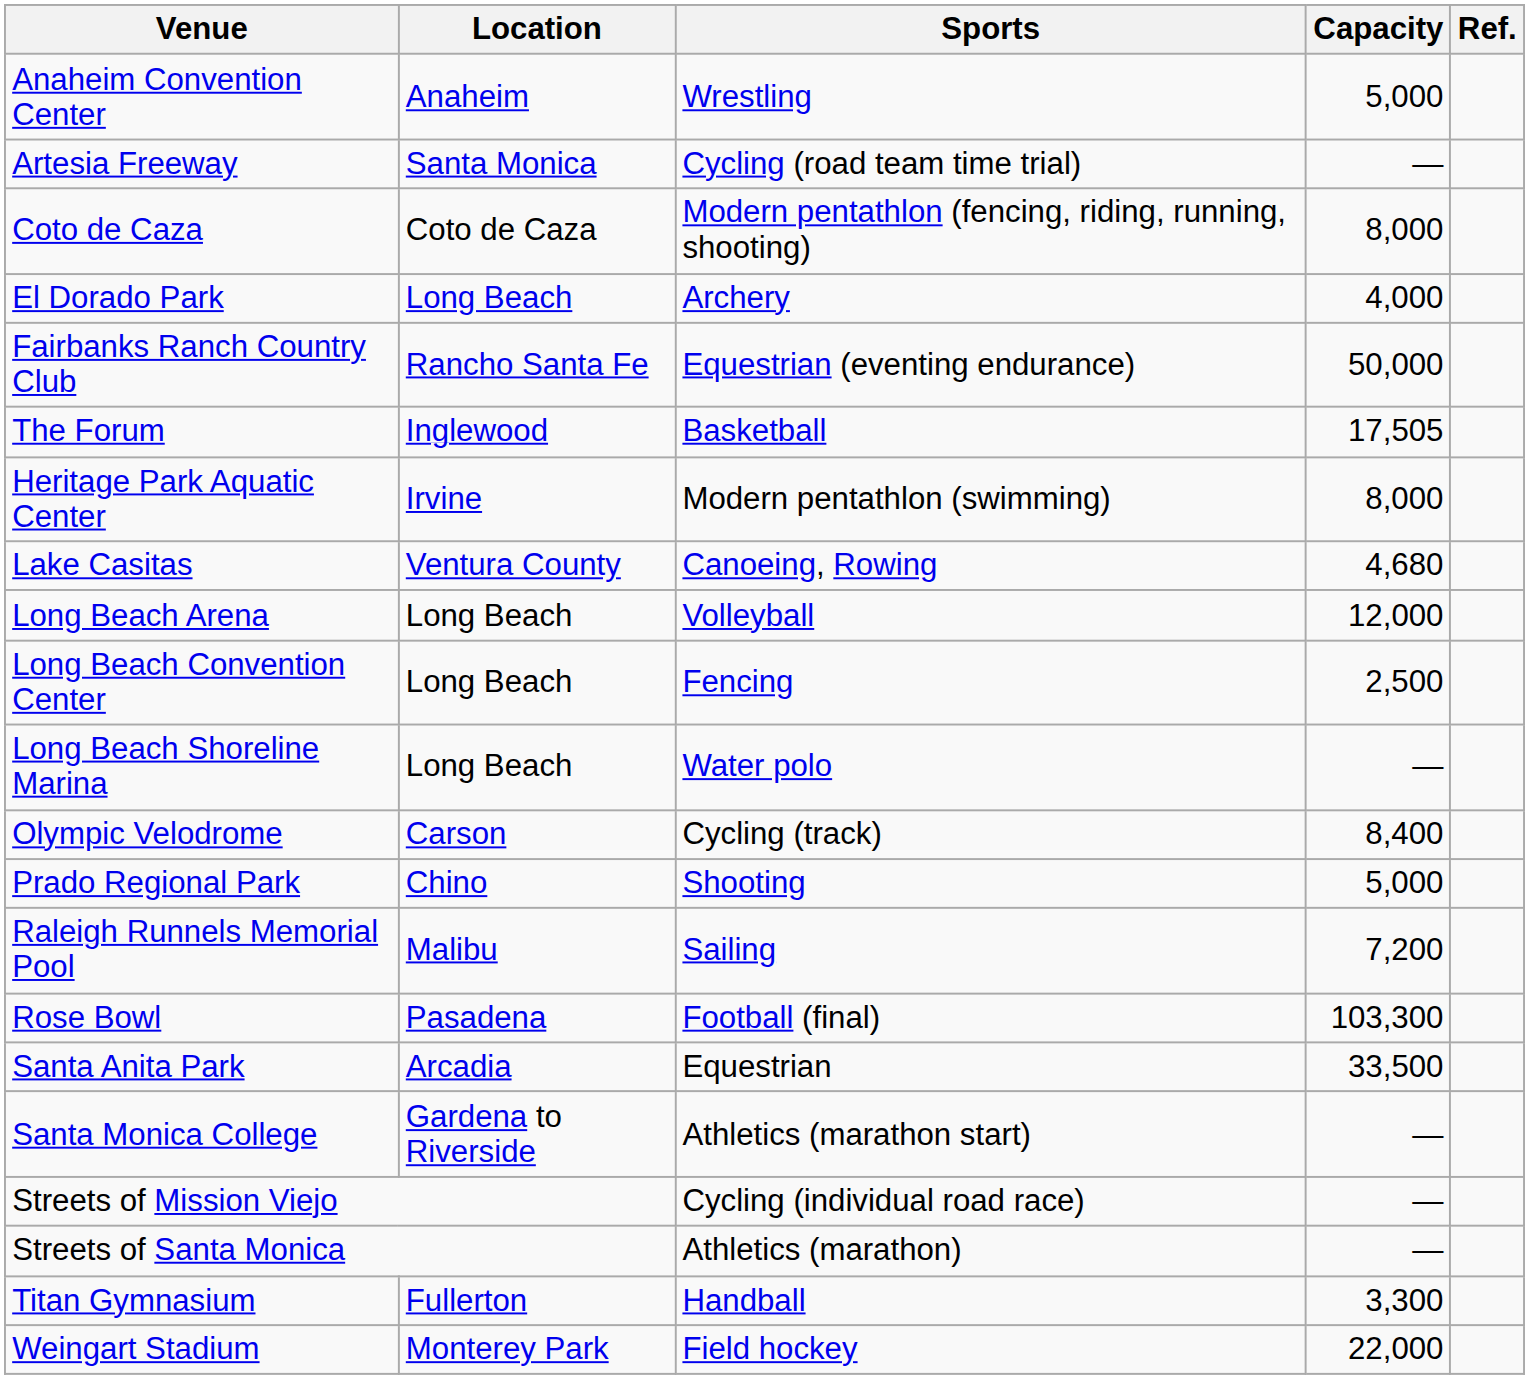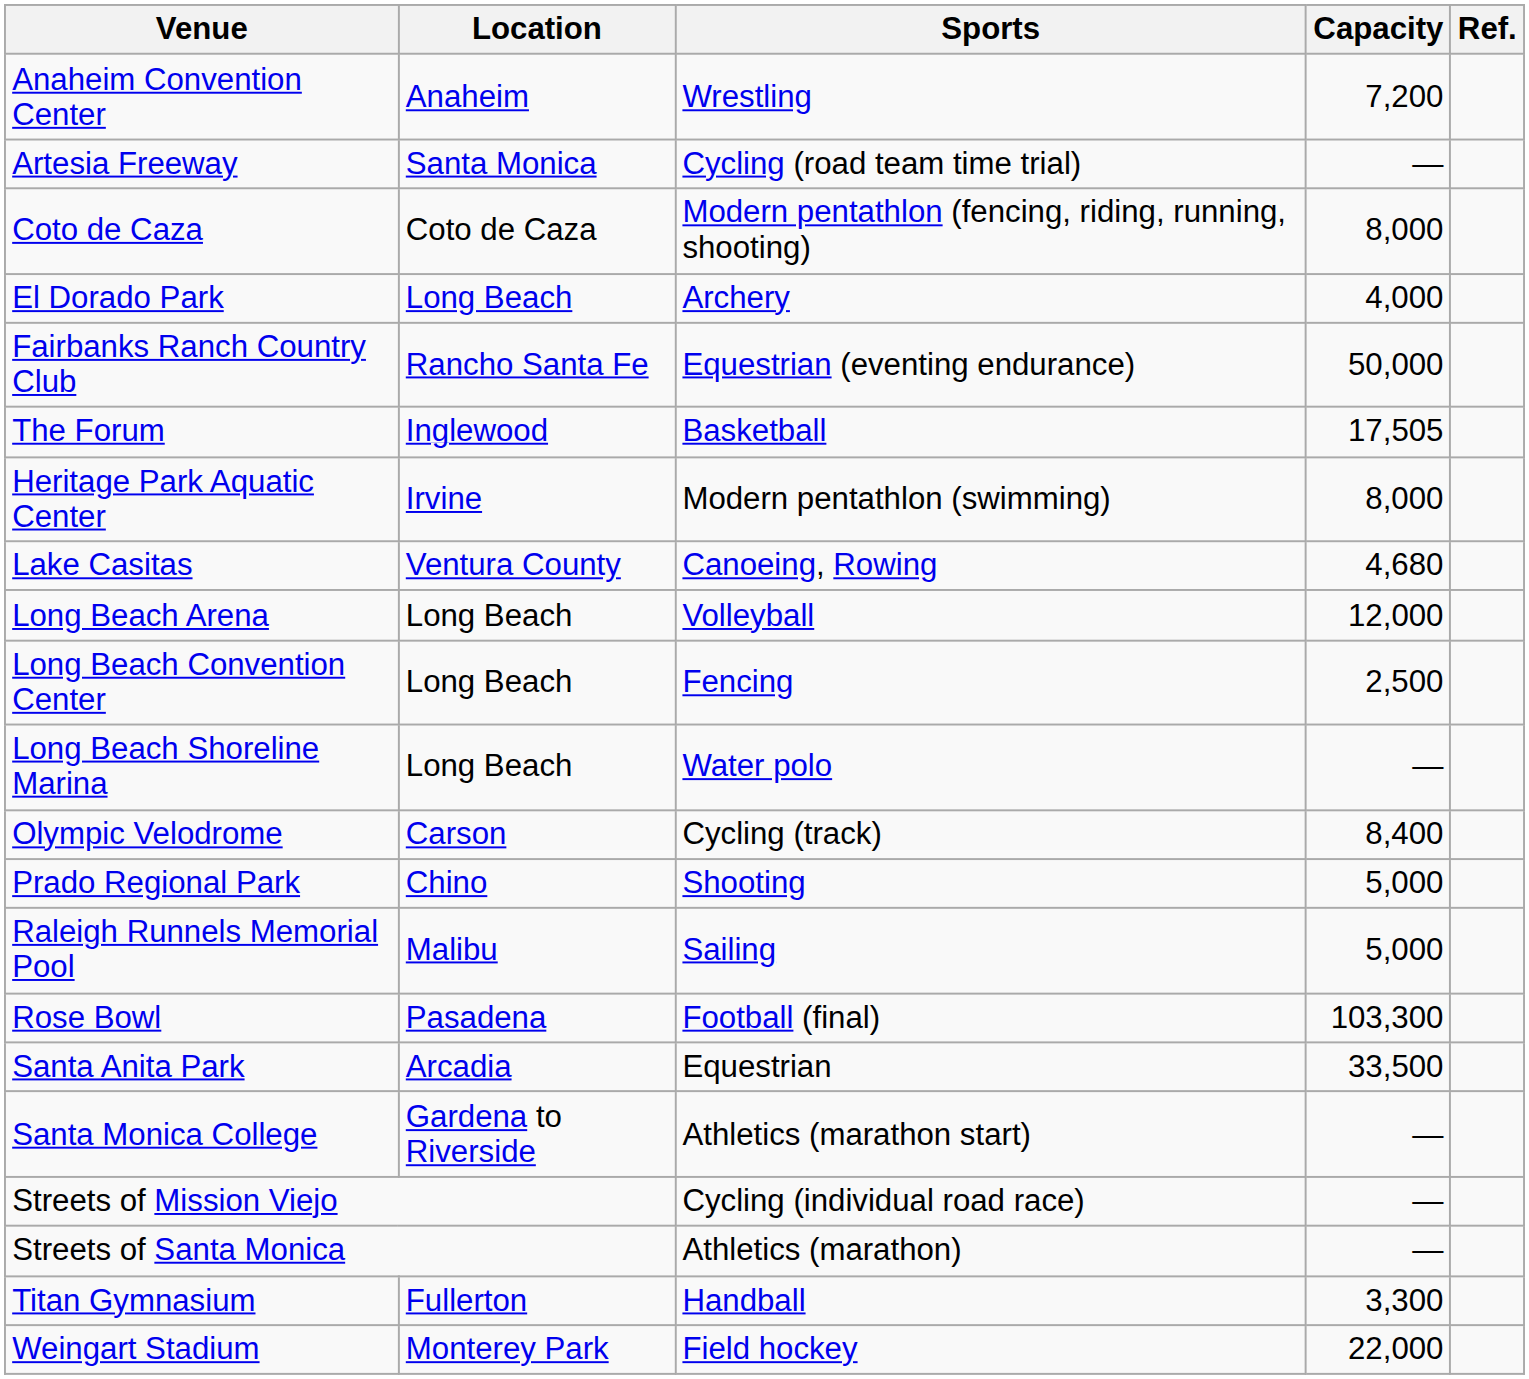(1404, 96) 5,000 -> (1404, 96) 7,200
(1404, 950) 7,200 -> (1404, 950) 5,000
